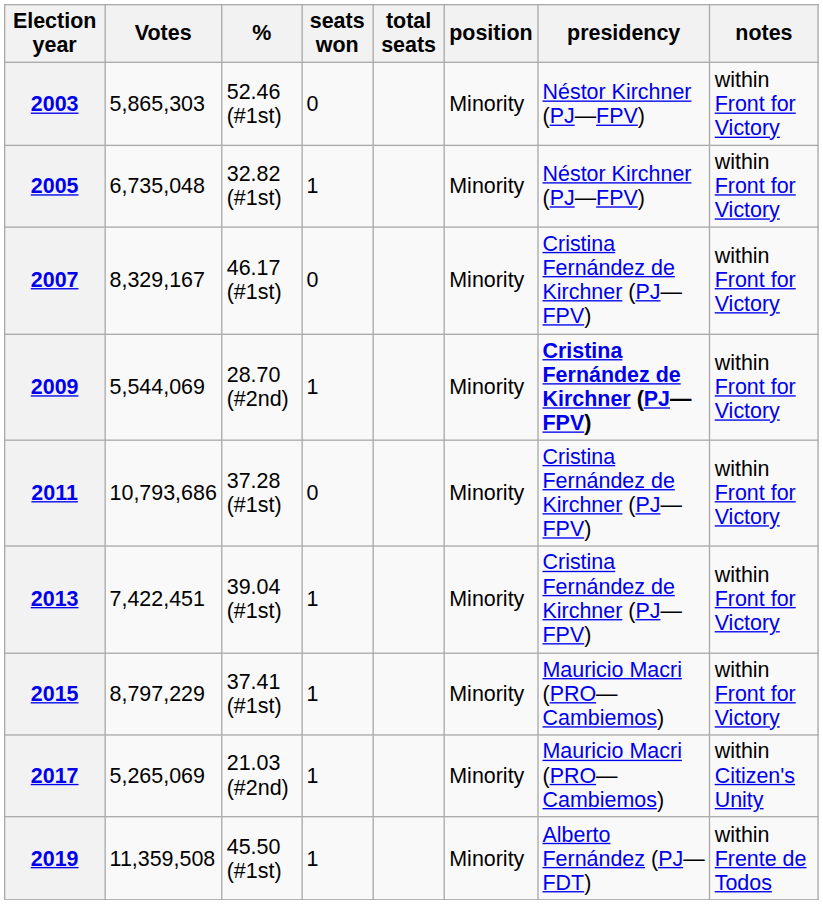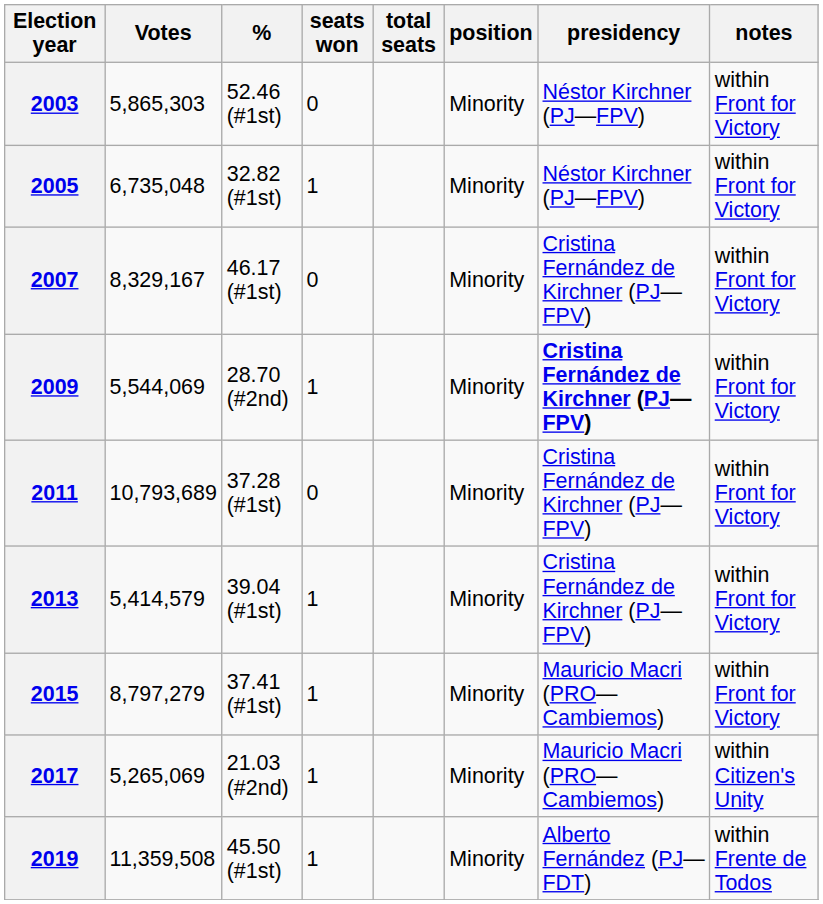(163, 493) 10,793,686 -> (163, 493) 10,793,689
(157, 599) 7,422,451 -> (157, 599) 5,414,579
(157, 693) 8,797,229 -> (157, 693) 8,797,279
